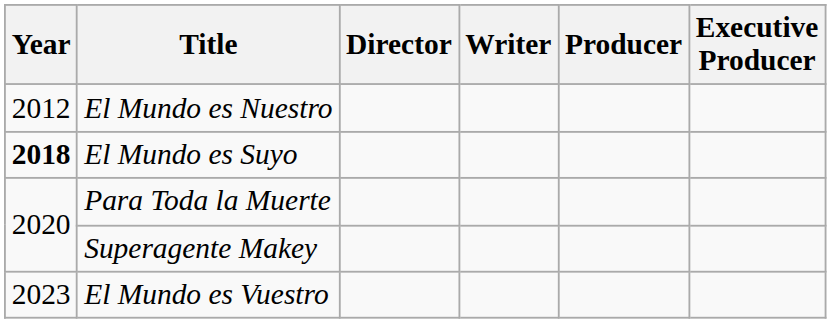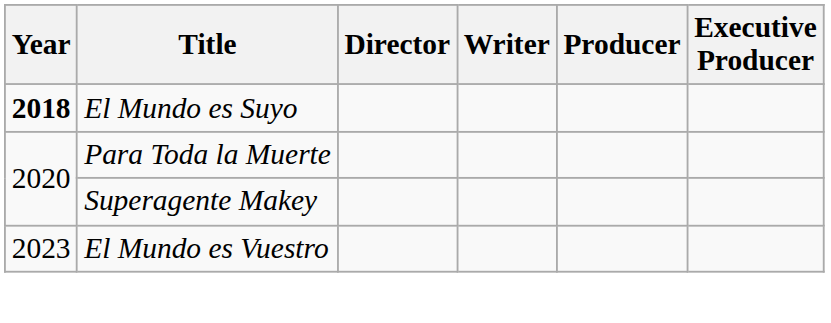- row: (208, 107)
